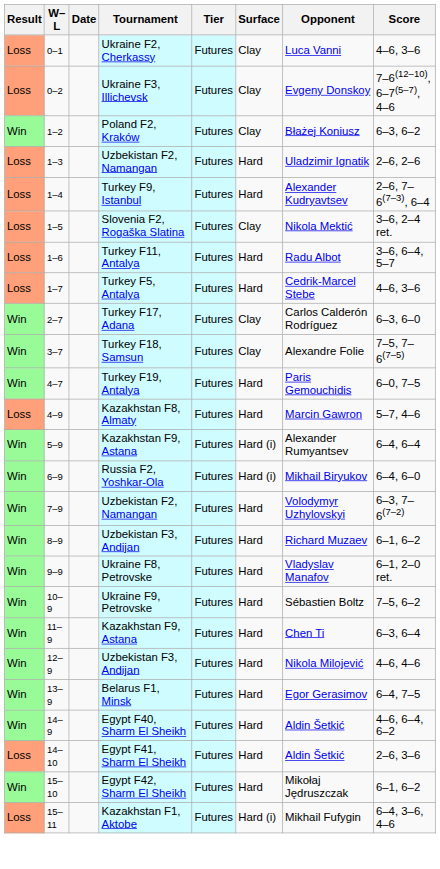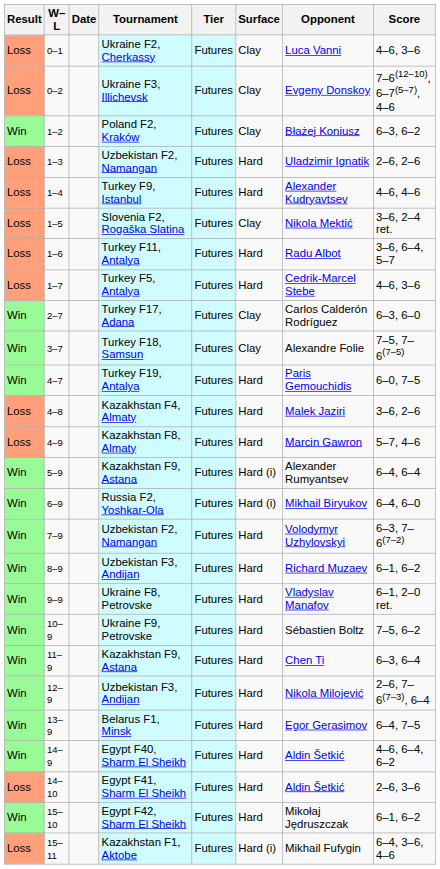(403, 194) 2–6, 7–6(7–3), 6–4 -> (398, 192) 4–6, 4–6
+ row: (55, 412)
(398, 663) 4–6, 4–6 -> (403, 693) 2–6, 7–6(7–3), 6–4
